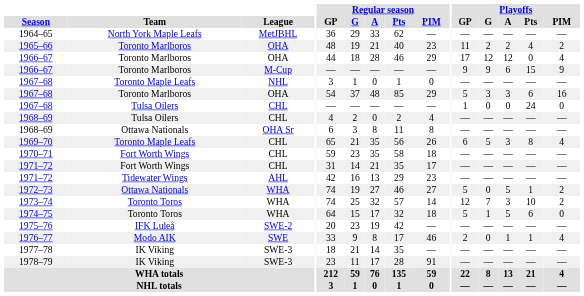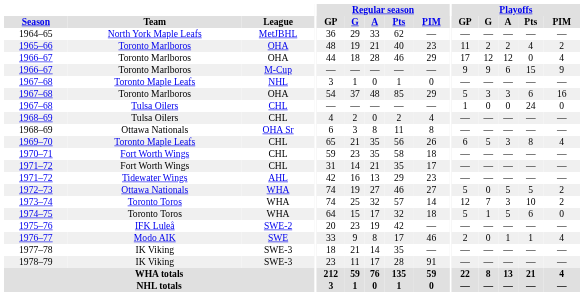(531, 190) 1 -> (531, 190) 5
